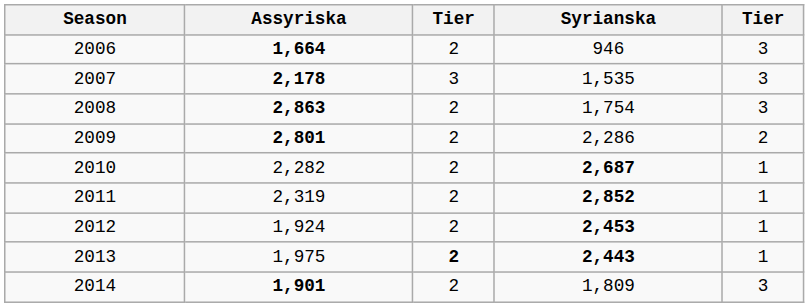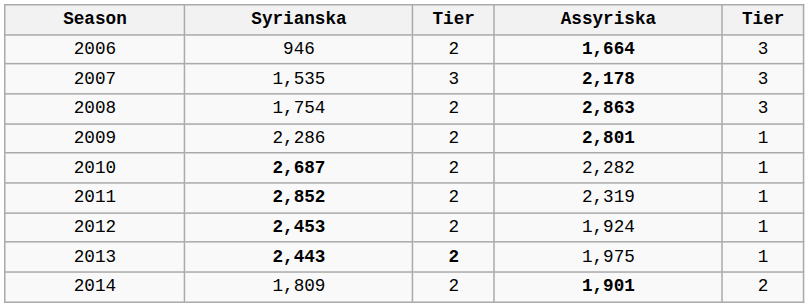columns swapped: (299, 19) <-> (608, 19)
(763, 138) 2 -> (763, 138) 1
(763, 286) 3 -> (763, 286) 2
